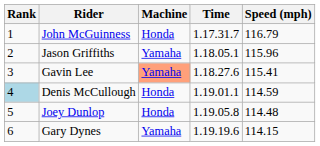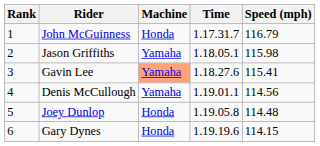(262, 53) 115.96 -> (262, 53) 115.98
(10, 92) lightblue background -> (10, 92) no background
(158, 92) Honda -> (161, 92) Yamaha
(262, 92) 114.59 -> (262, 92) 114.56
(161, 131) Yamaha -> (158, 131) Honda
